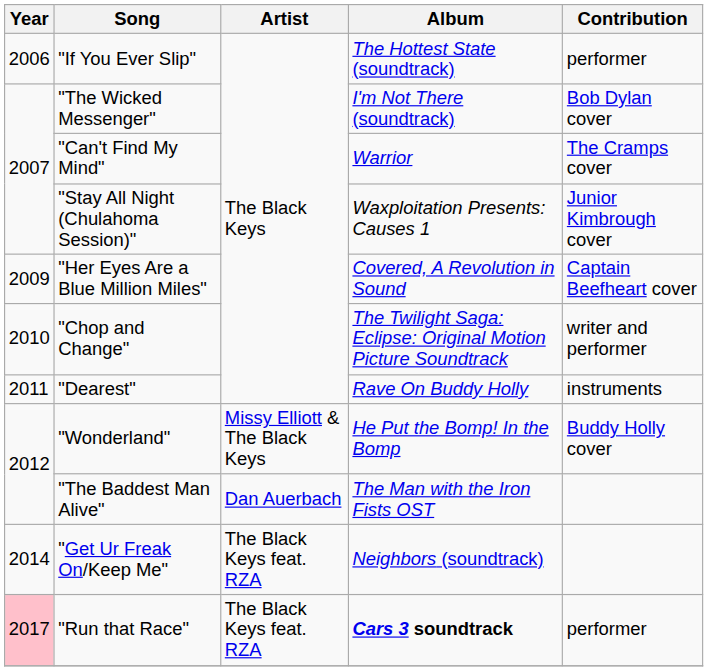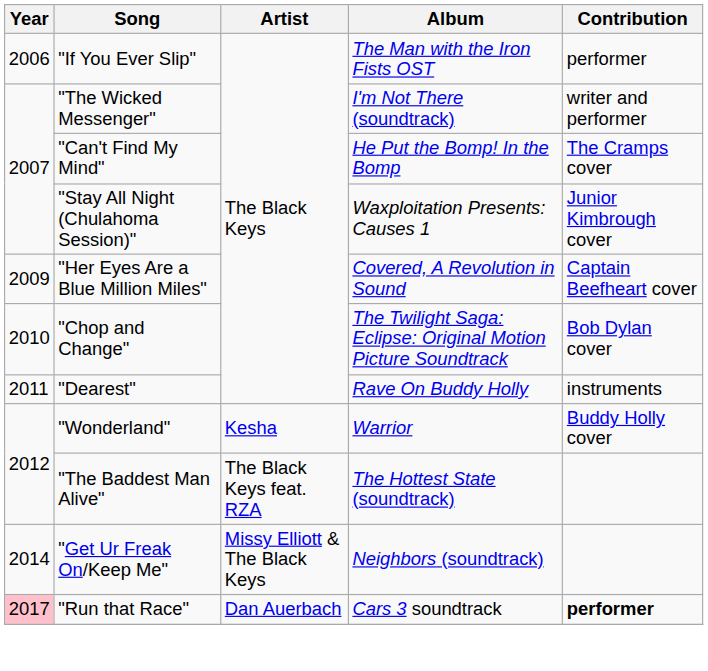(424, 58) The Hottest State (soundtrack) -> (441, 58) The Man with the Iron Fists OST
(609, 108) Bob Dylan cover -> (607, 108) writer and performer
(382, 158) Warrior -> (451, 158) He Put the Bomp! In the Bomp
(607, 339) writer and performer -> (609, 339) Bob Dylan cover
(282, 438) Missy Elliott & The Black Keys -> (251, 428) Kesha
(451, 438) He Put the Bomp! In the Bomp -> (382, 428) Warrior
(283, 499) Dan Auerbach -> (266, 488) The Black Keys feat. RZA
(441, 499) The Man with the Iron Fists OST -> (424, 488) The Hottest State (soundtrack)
(266, 559) The Black Keys feat. RZA -> (282, 559) Missy Elliott & The Black Keys
(266, 629) The Black Keys feat. RZA -> (283, 609) Dan Auerbach
(433, 629) bold -> (427, 609) normal
(607, 629) normal -> (610, 609) bold
